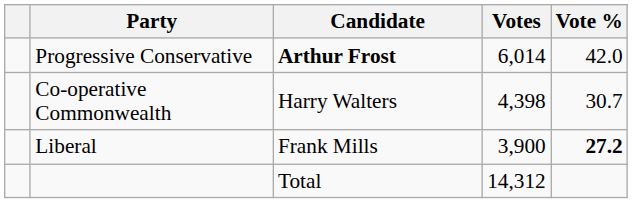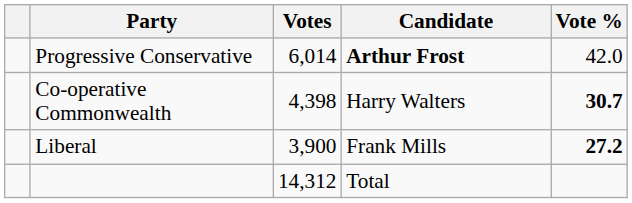columns swapped: (378, 21) <-> (516, 21)
(604, 100) normal -> (604, 100) bold
